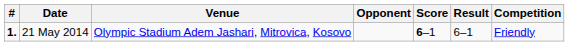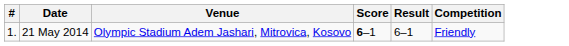- column: (384, 13)
(12, 31) bold -> (12, 31) normal
